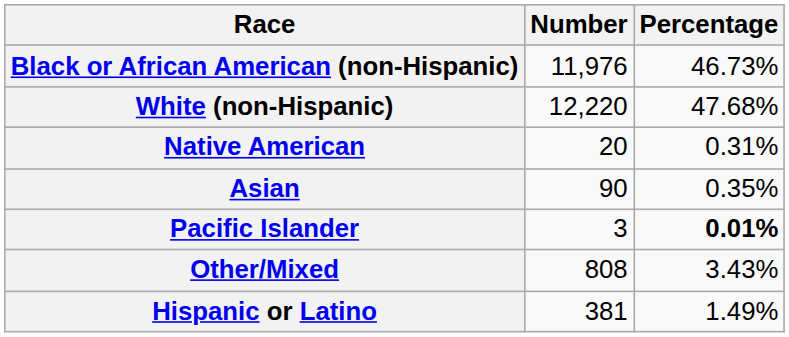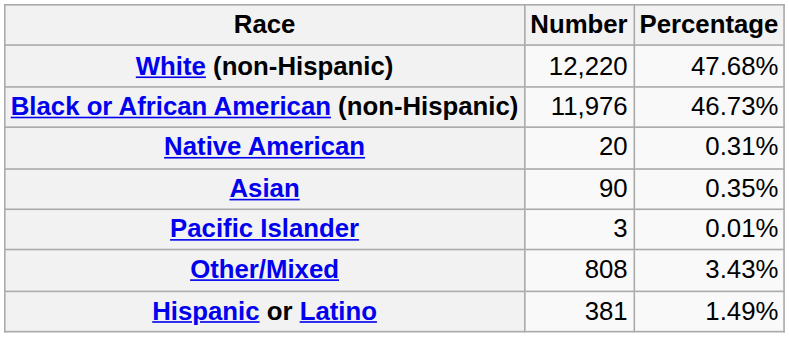rows swapped: (265, 106) <-> (265, 65)
(742, 229) bold -> (742, 229) normal
